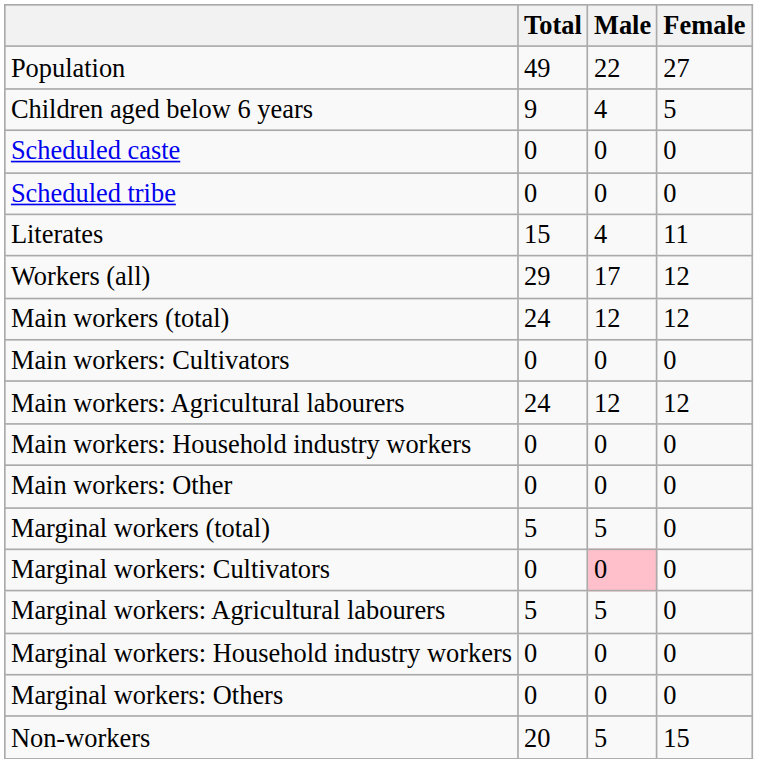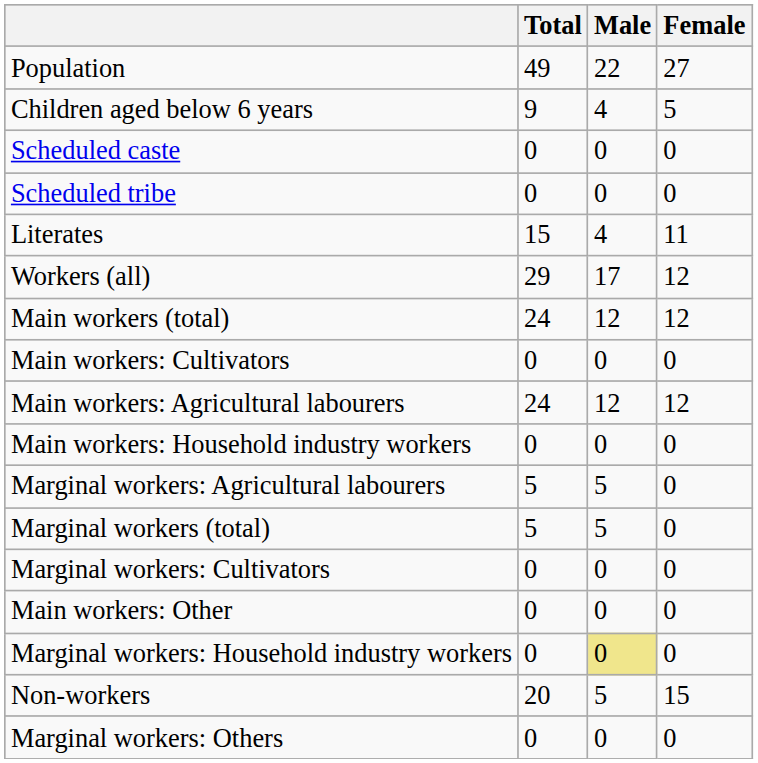rows swapped: (122, 485) <-> (228, 611)
(601, 569) pink background -> (601, 569) no background
(601, 653) no background -> (601, 653) khaki background
rows swapped: (147, 695) <-> (81, 737)
